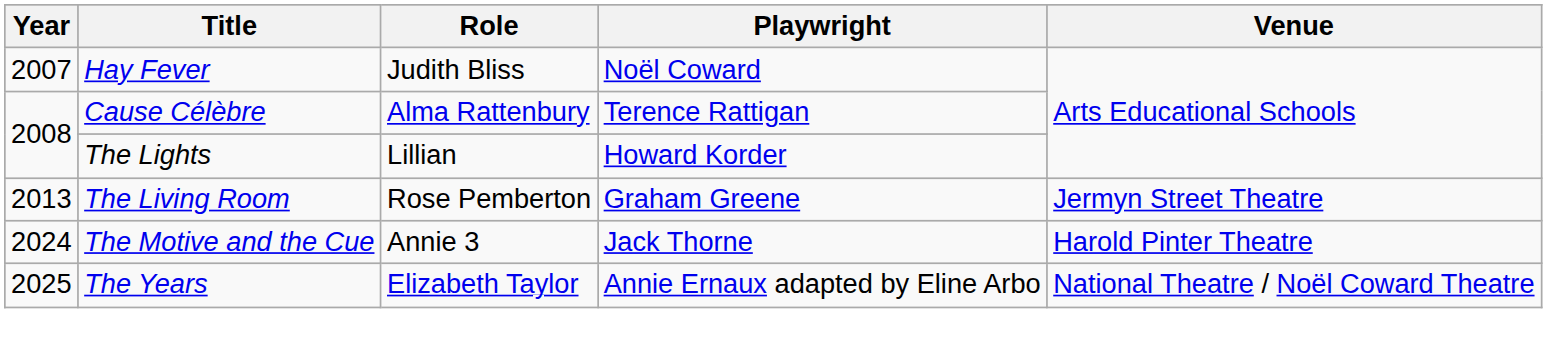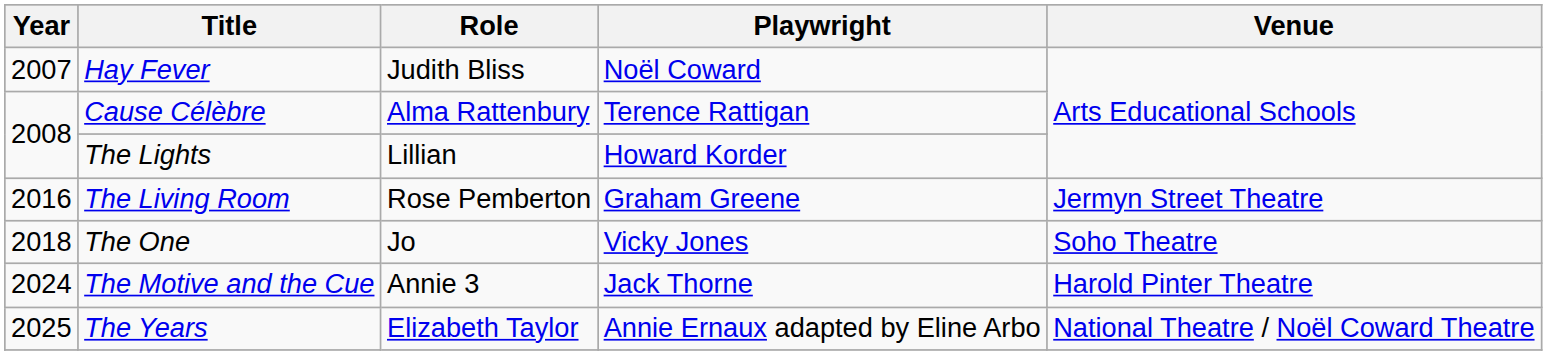(41, 198) 2013 -> (41, 198) 2016
+ row: (137, 241)
